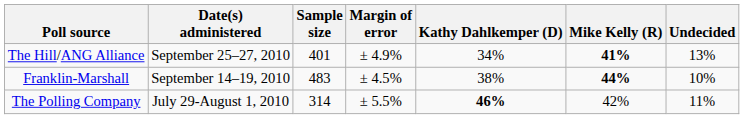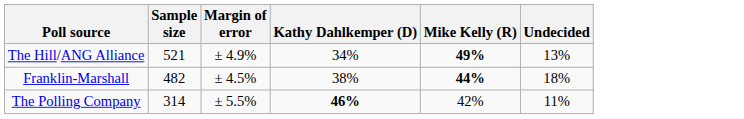- column: (221, 24)
(320, 55) 401 -> (174, 55) 521
(616, 55) 41% -> (470, 55) 49%
(320, 78) 483 -> (174, 78) 482
(702, 78) 10% -> (557, 78) 18%
